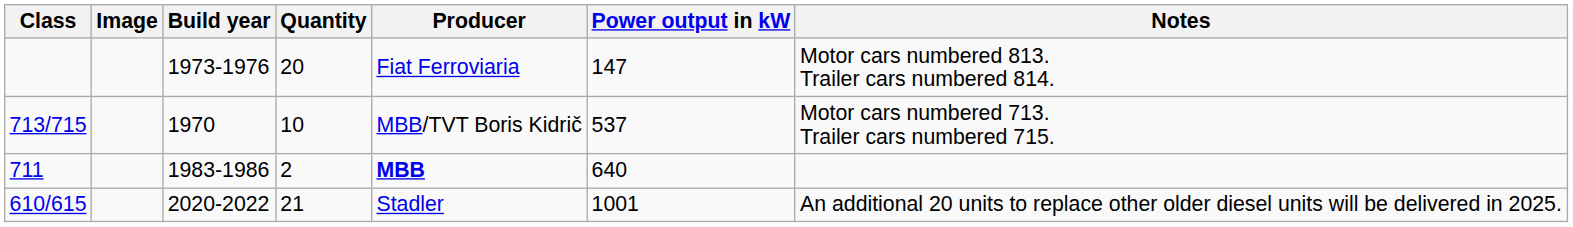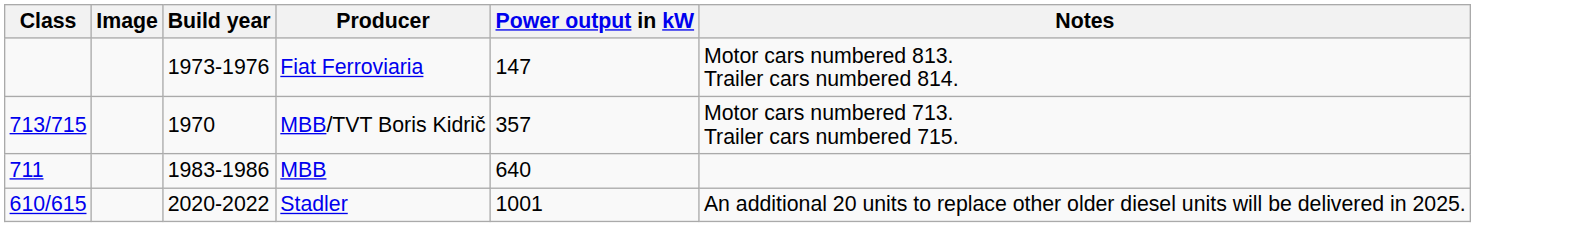- column: (323, 21)
(609, 124) 537 -> (513, 124) 357
(401, 170) bold -> (303, 170) normal
